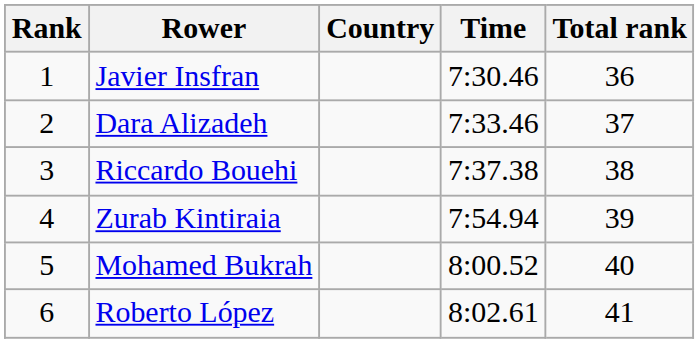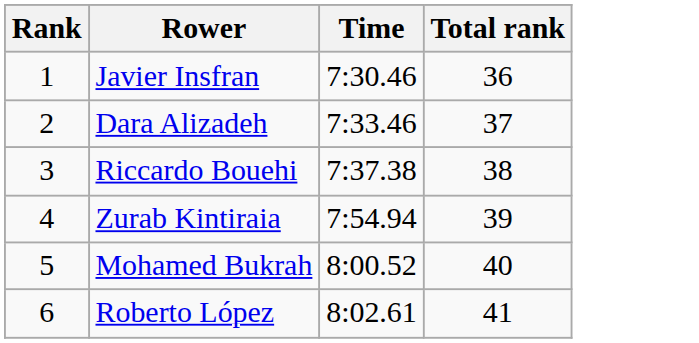- column: (380, 28)
